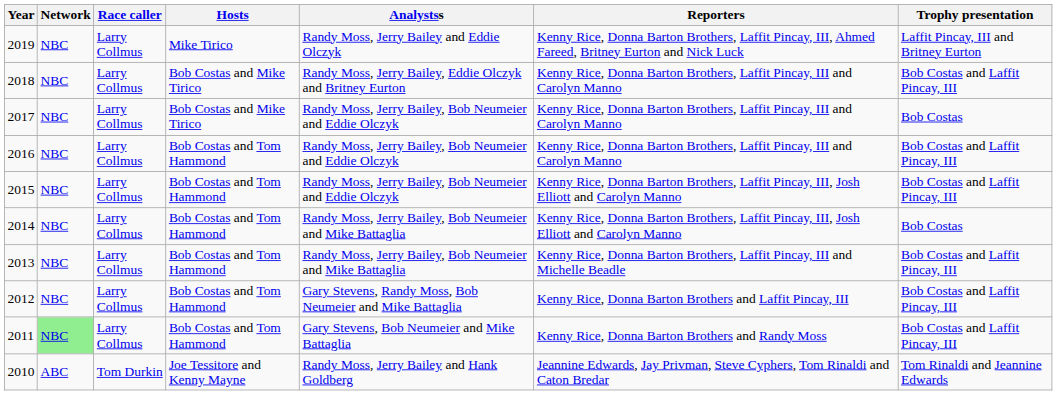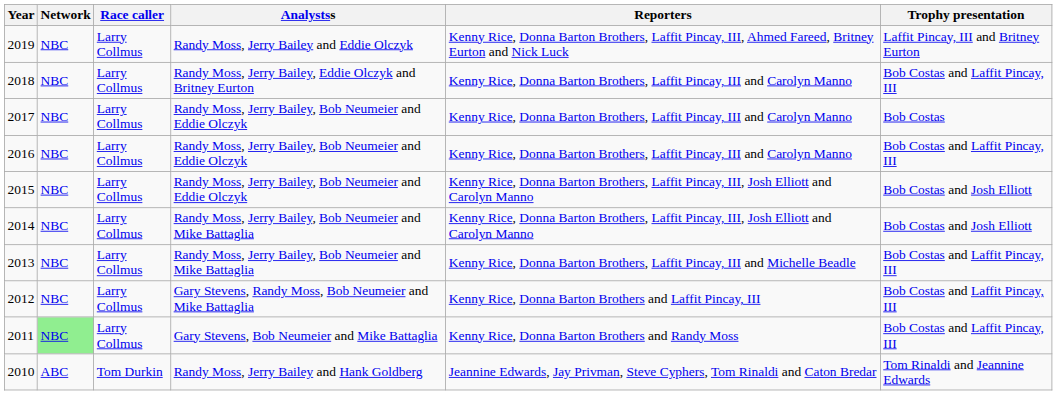- column: (233, 15)
(960, 189) Bob Costas and Laffit Pincay, III -> (958, 189) Bob Costas and Josh Elliott
(932, 226) Bob Costas -> (958, 226) Bob Costas and Josh Elliott
